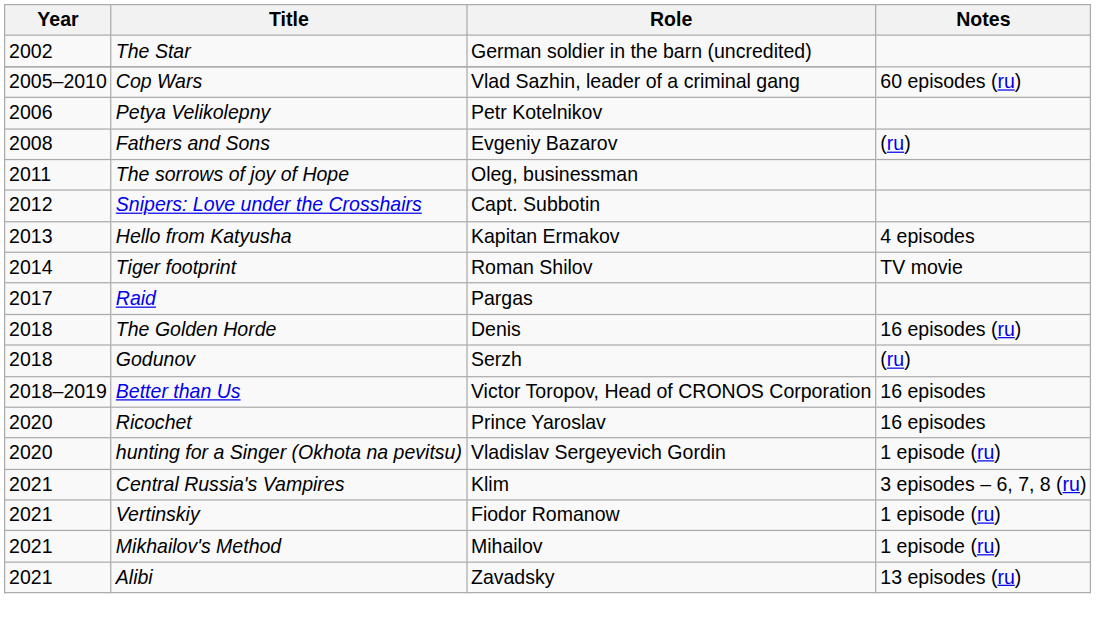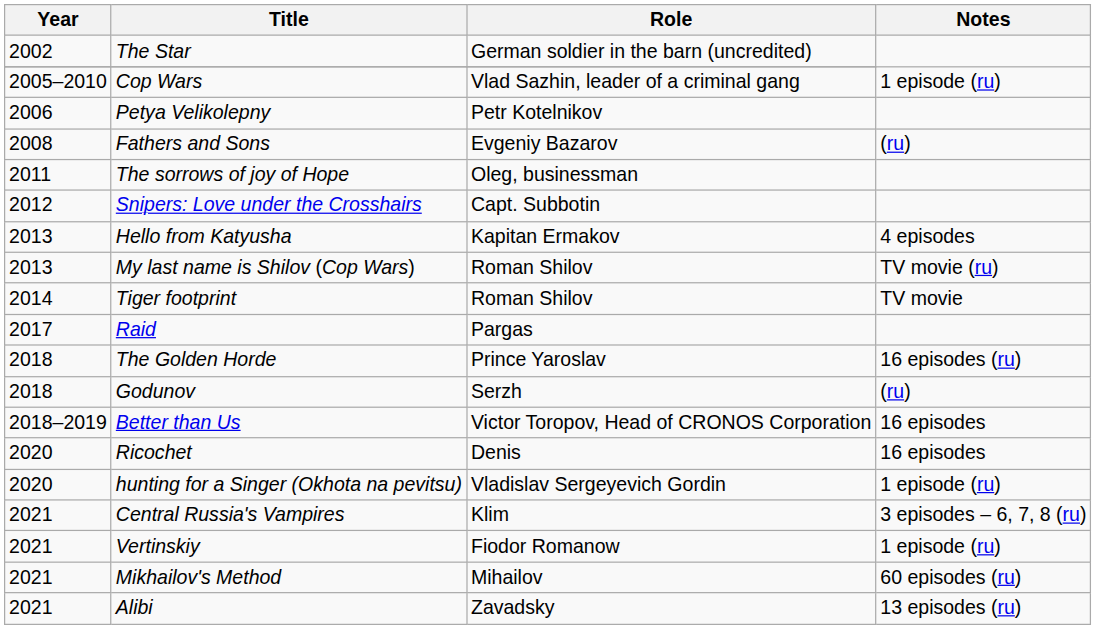(951, 81) 60 episodes (ru) -> (941, 81) 1 episode (ru)
+ row: (265, 267)
(496, 329) Denis -> (538, 360) Prince Yaroslav
(538, 422) Prince Yaroslav -> (496, 453) Denis
(941, 546) 1 episode (ru) -> (951, 577) 60 episodes (ru)
